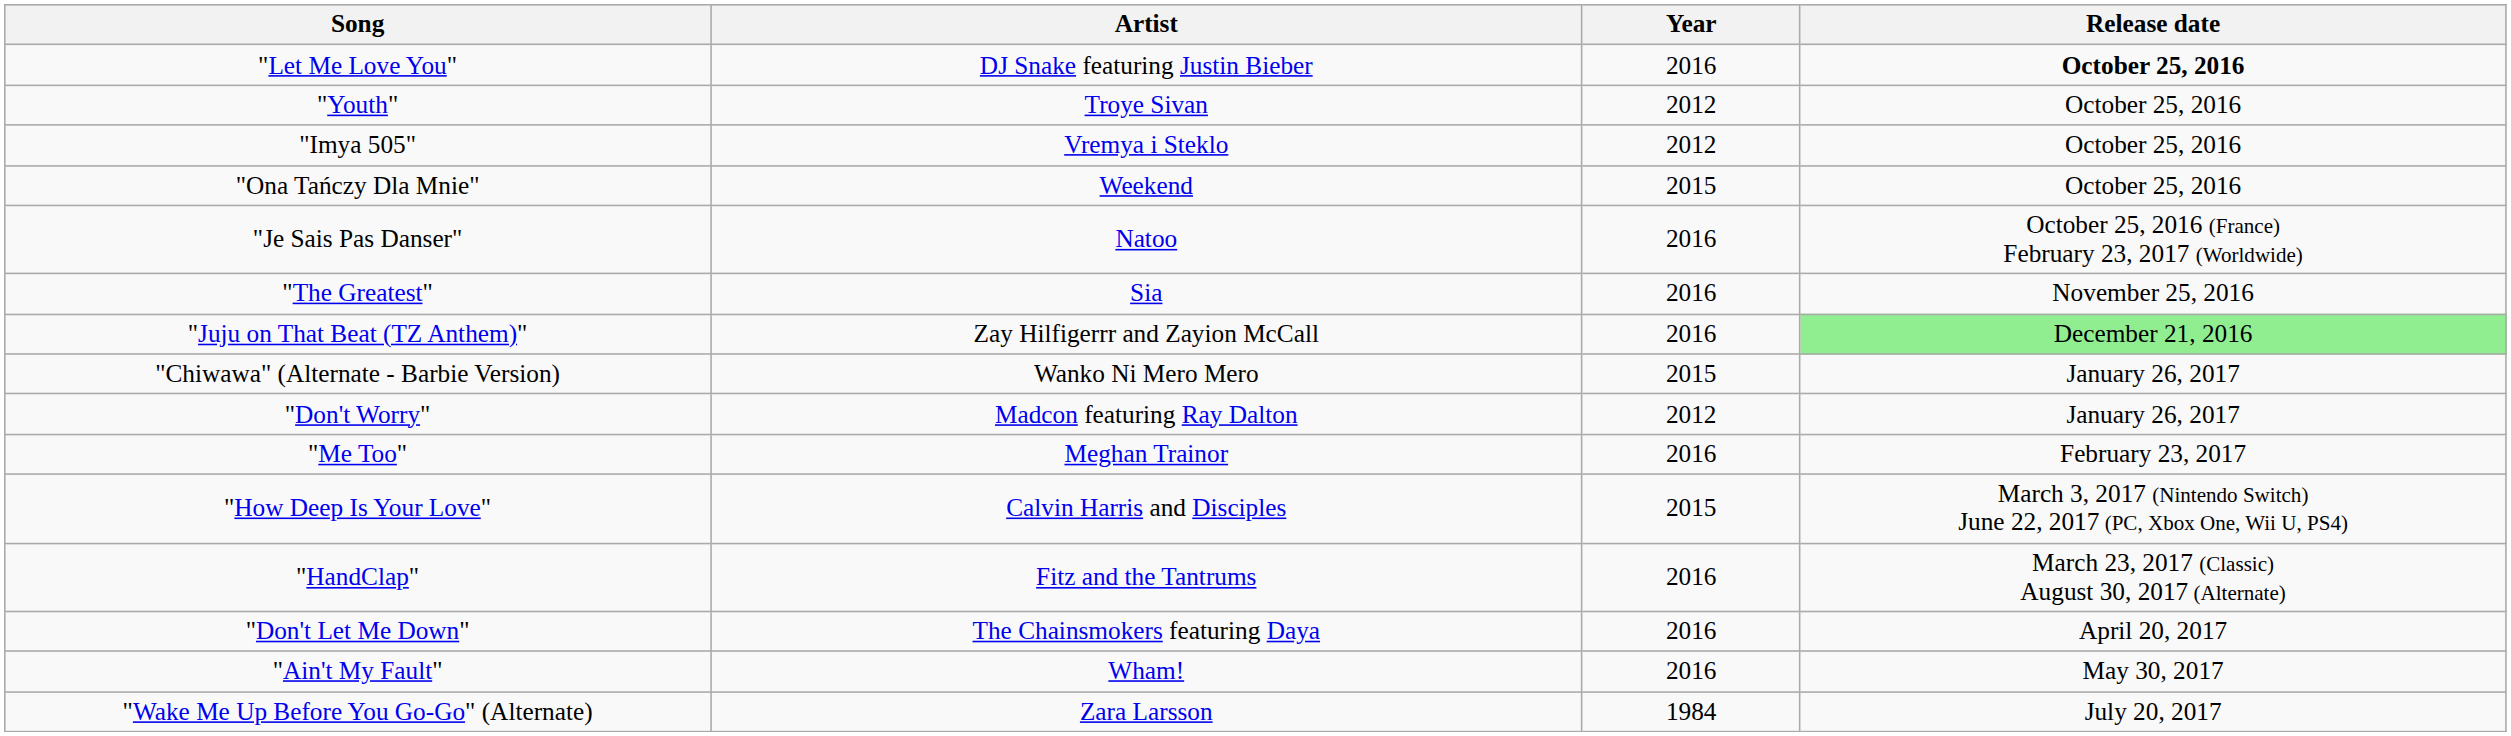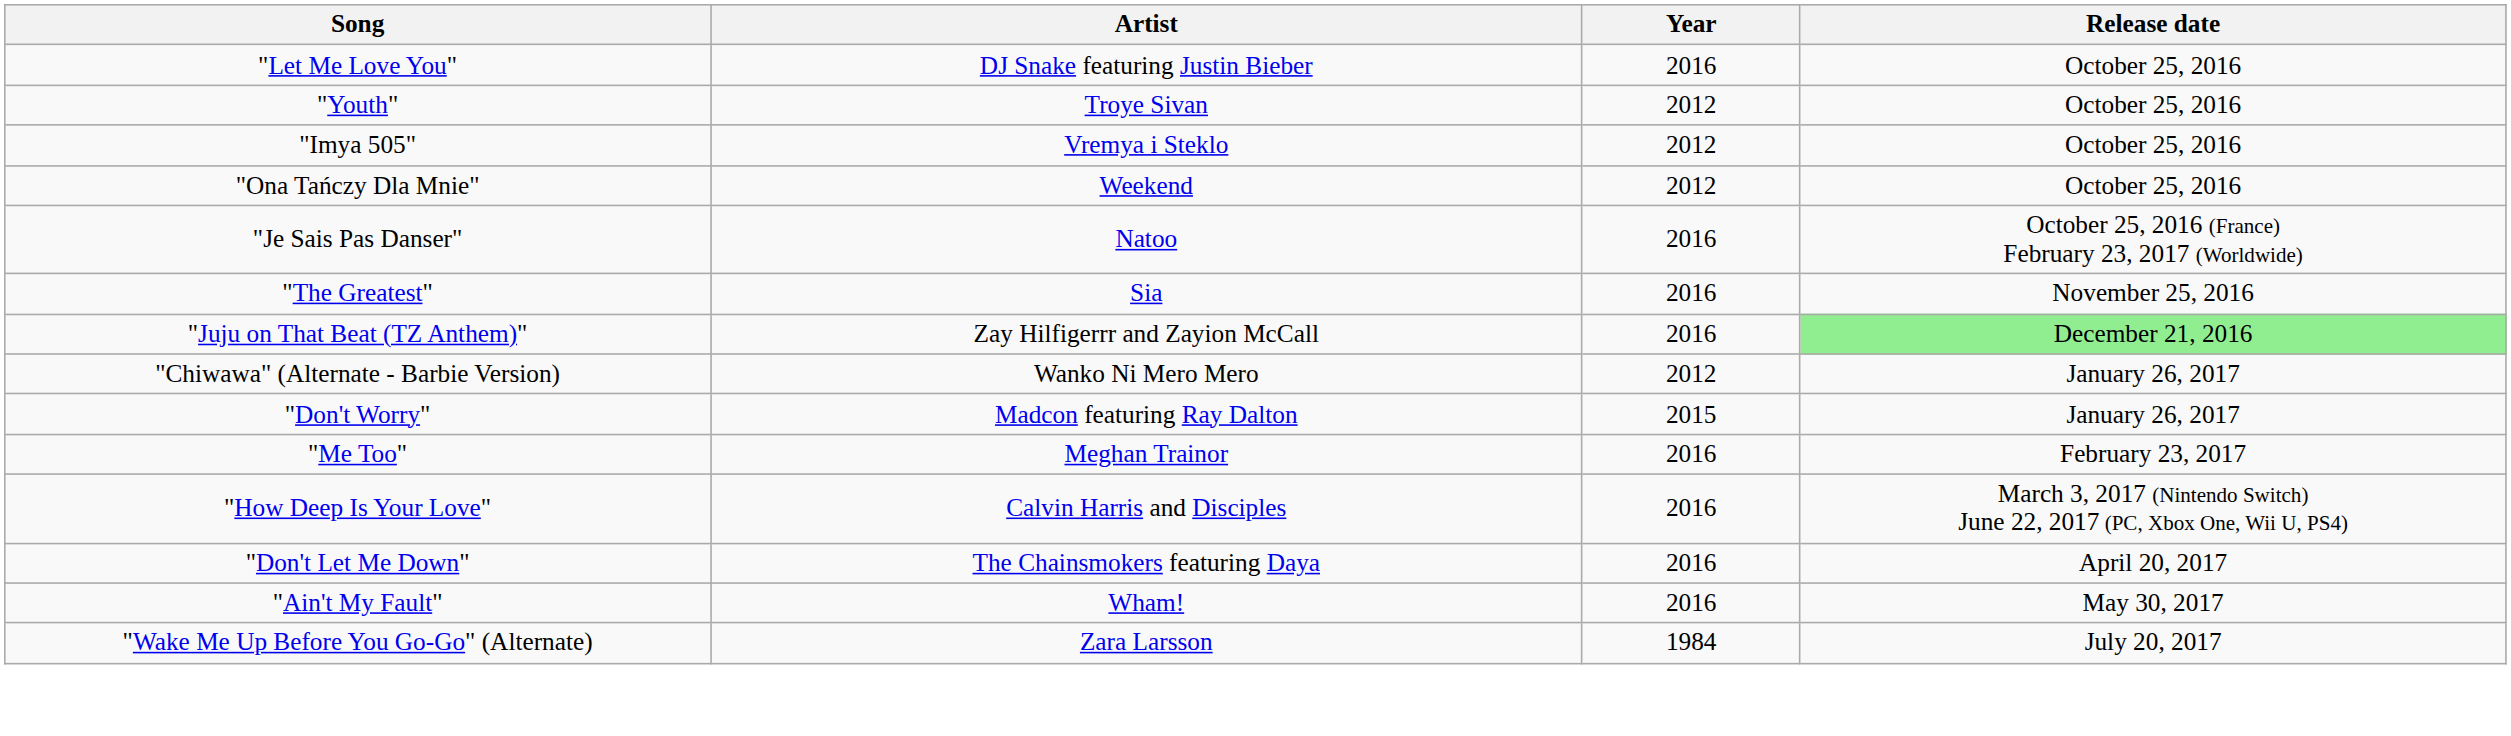(2153, 64) bold -> (2153, 64) normal
(1691, 184) 2015 -> (1691, 184) 2012
(1691, 373) 2015 -> (1691, 373) 2012
(1691, 413) 2012 -> (1691, 413) 2015
(1691, 508) 2015 -> (1691, 508) 2016
- row: (358, 576)
